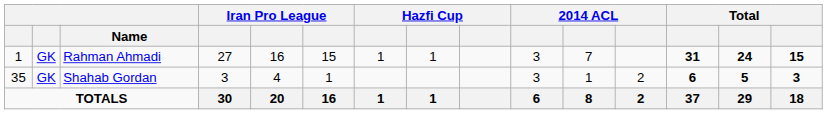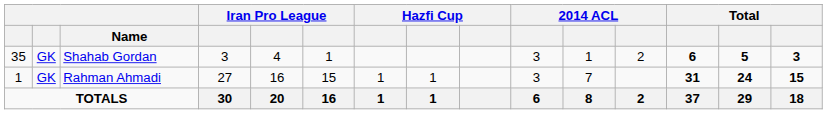rows swapped: (112, 57) <-> (110, 78)
